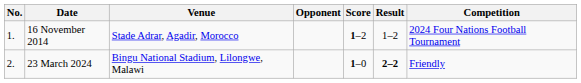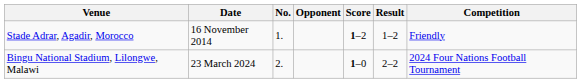columns swapped: (15, 12) <-> (201, 12)
(468, 35) 2024 Four Nations Football Tournament -> (427, 35) Friendly
(390, 64) bold -> (390, 64) normal
(427, 64) Friendly -> (468, 64) 2024 Four Nations Football Tournament
